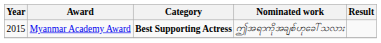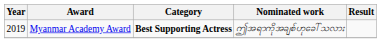(16, 29) 2015 -> (16, 29) 2019
